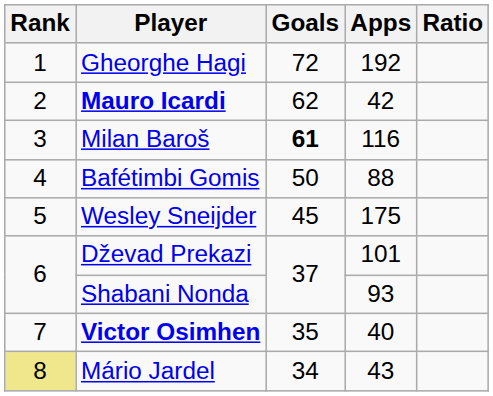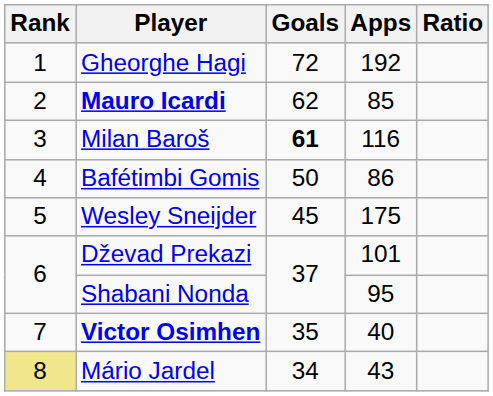(381, 100) 42 -> (381, 100) 85
(381, 178) 88 -> (381, 178) 86
(381, 293) 93 -> (381, 293) 95
